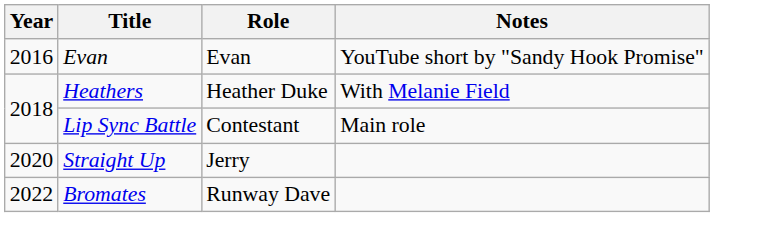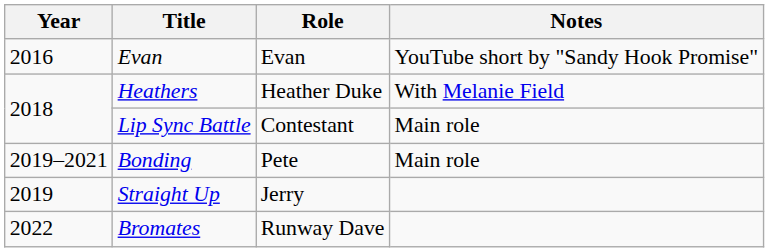+ row: (155, 159)
(31, 159) 2020 -> (31, 194) 2019
